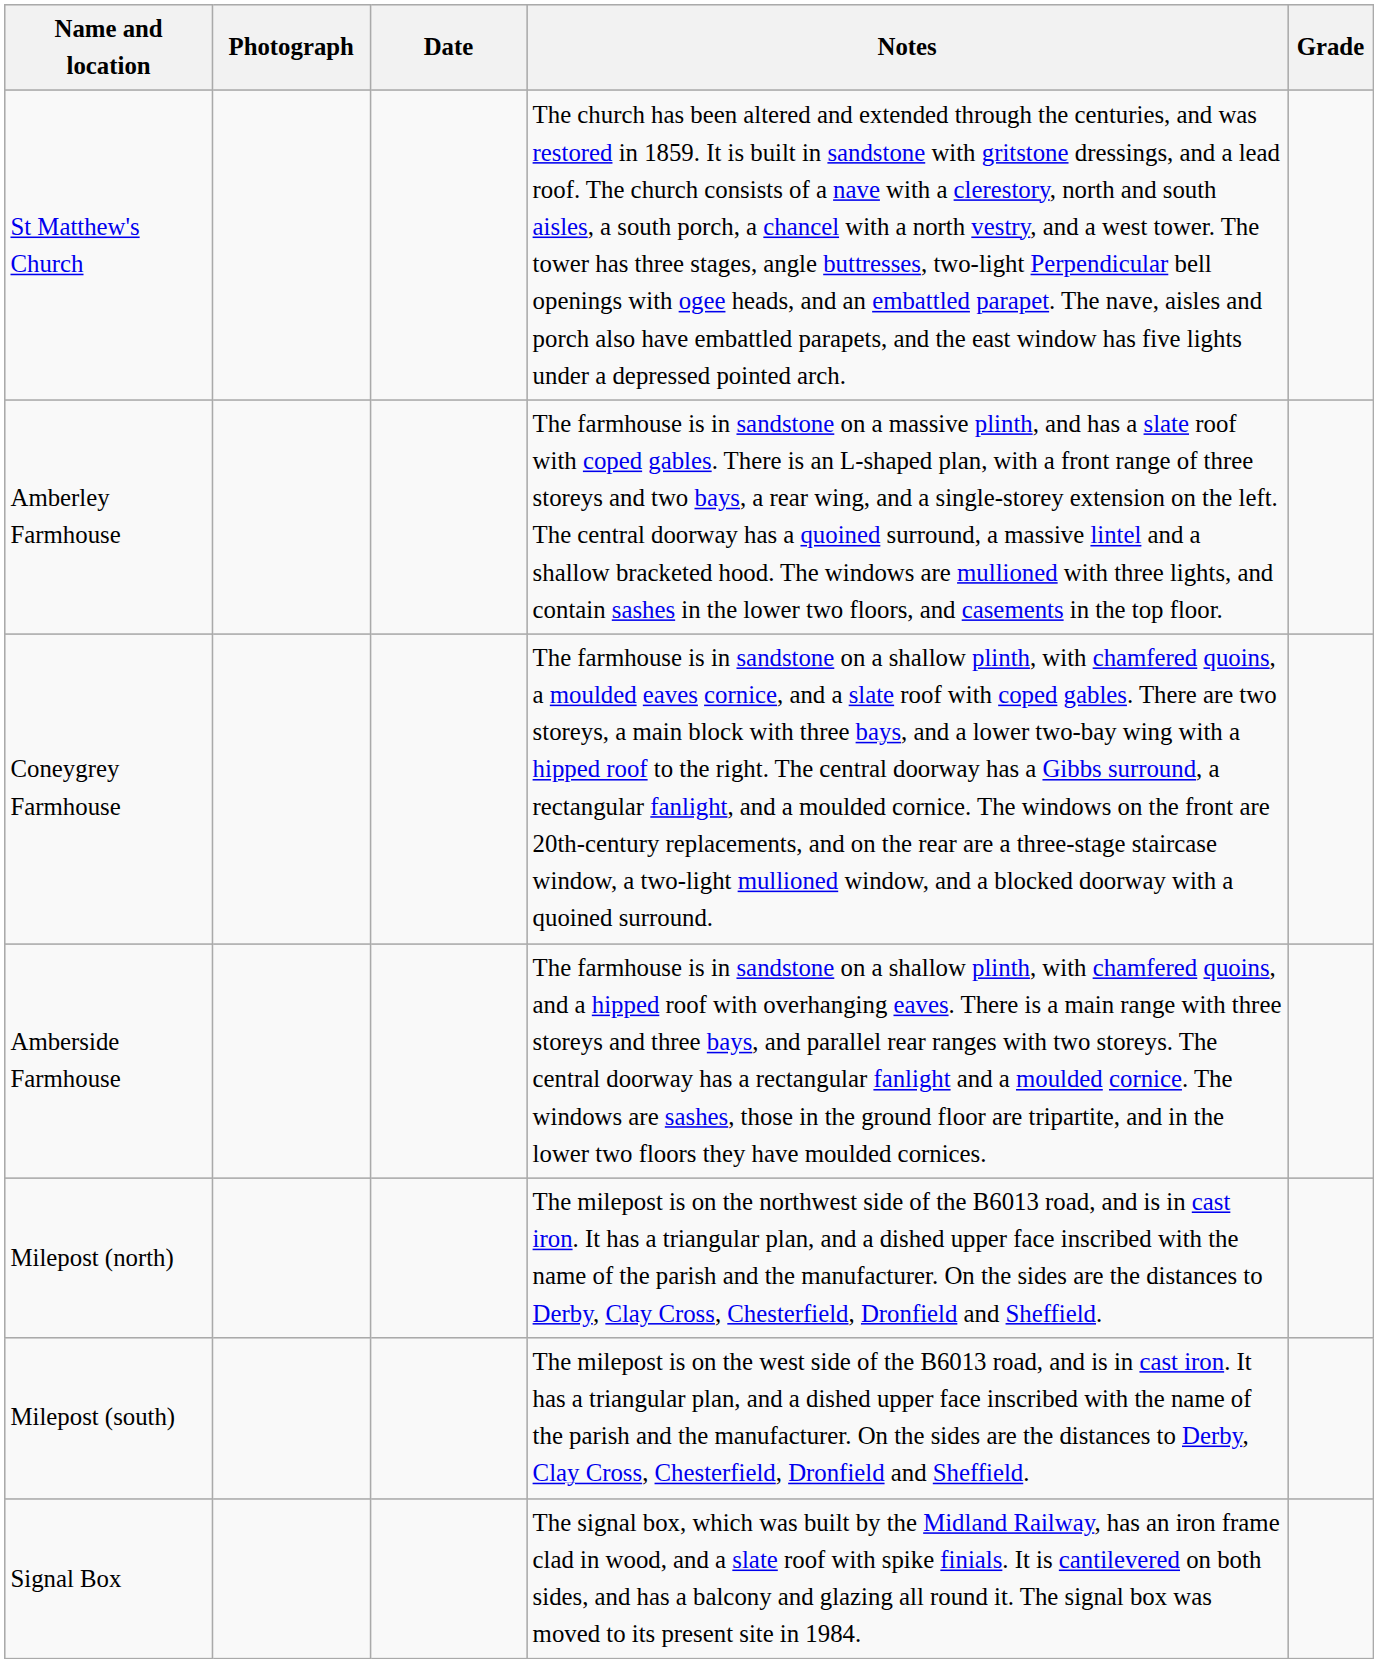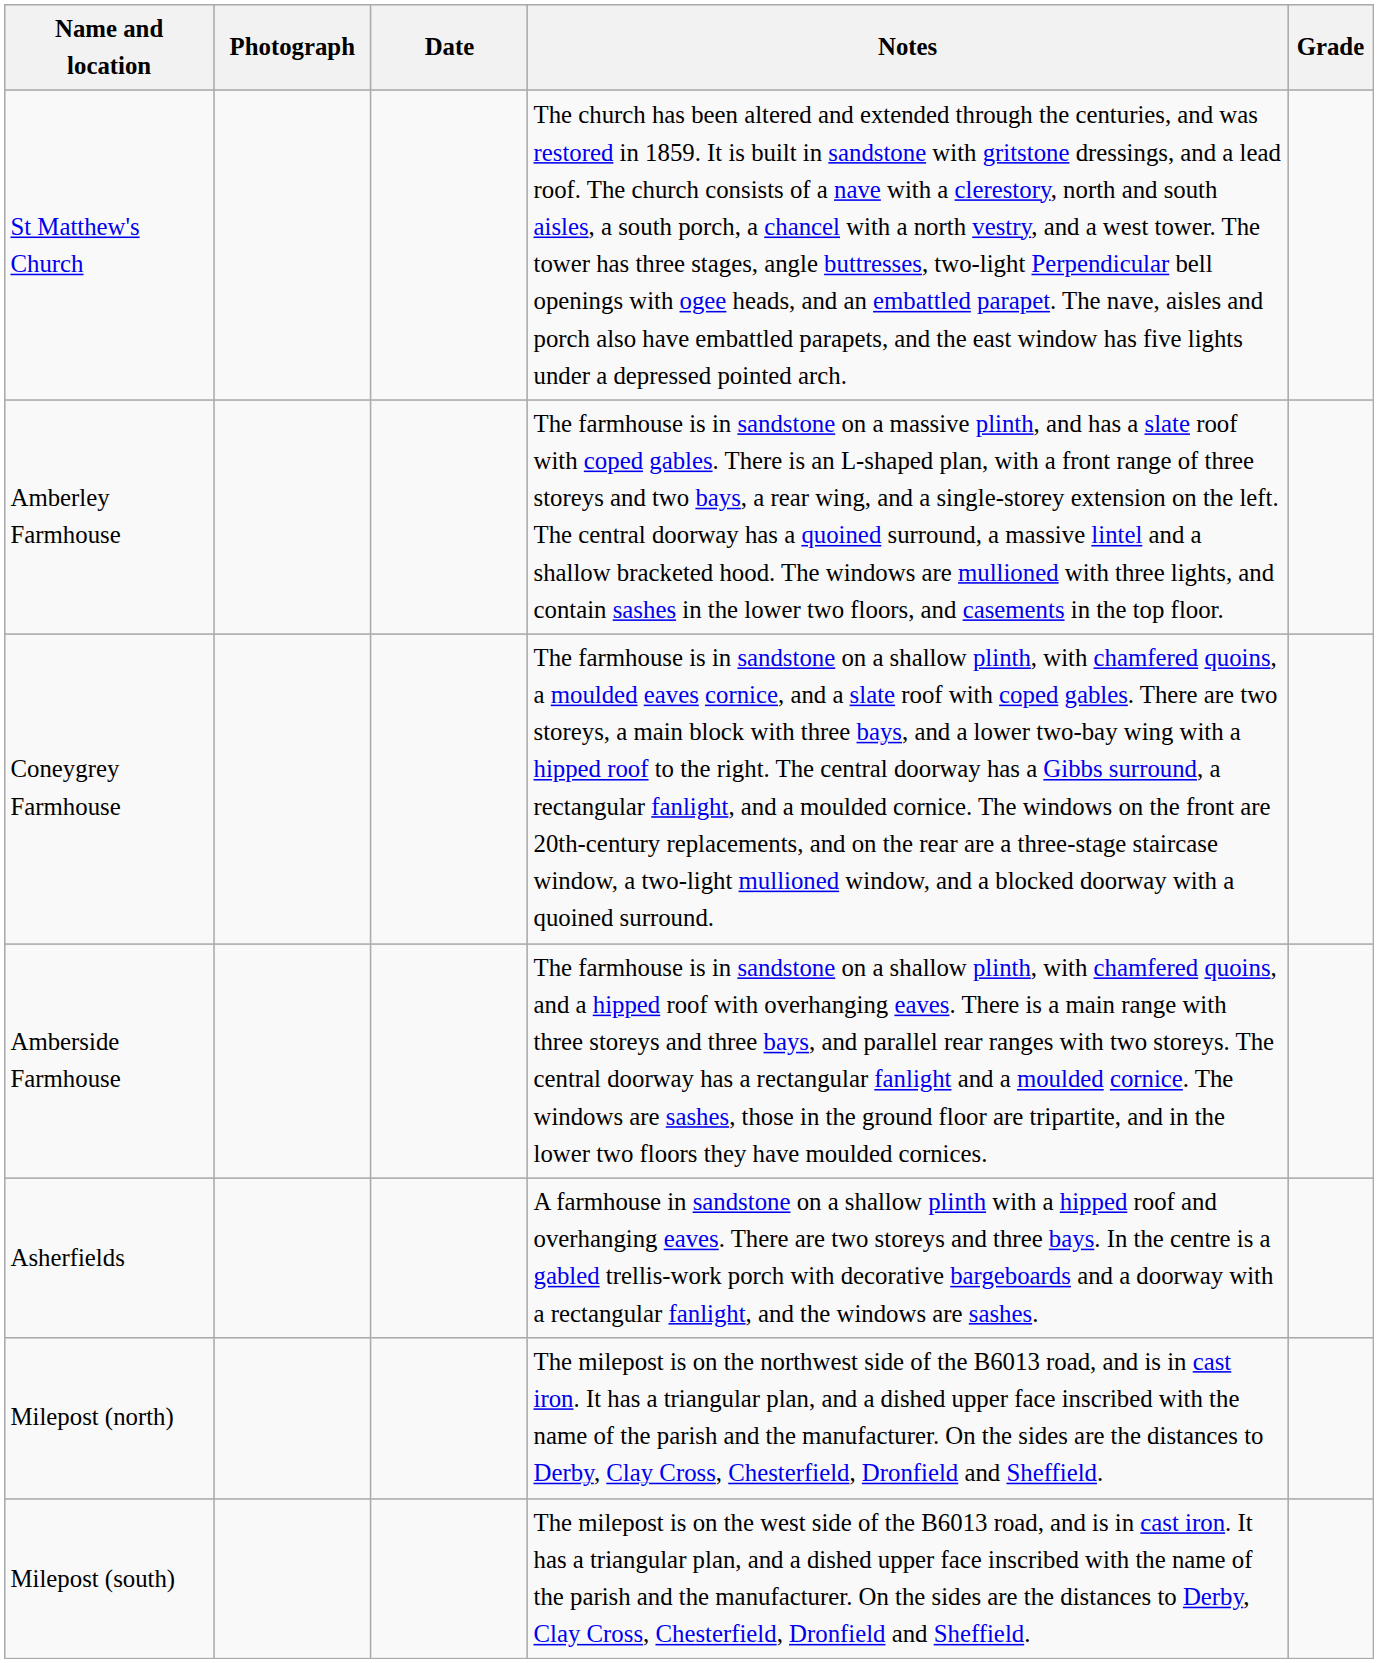+ row: (68, 1257)
- row: (66, 1578)
